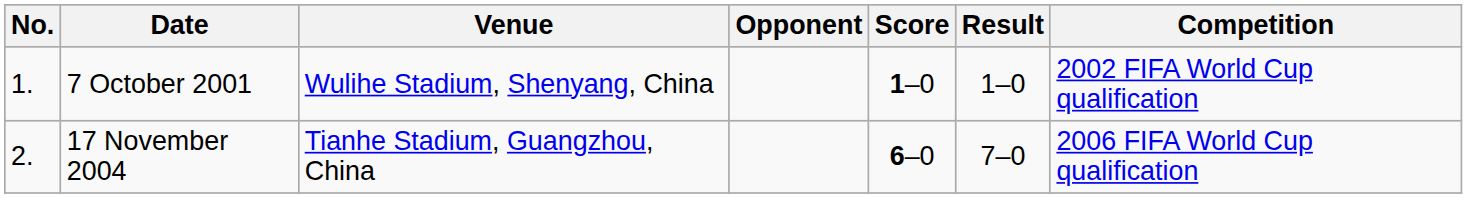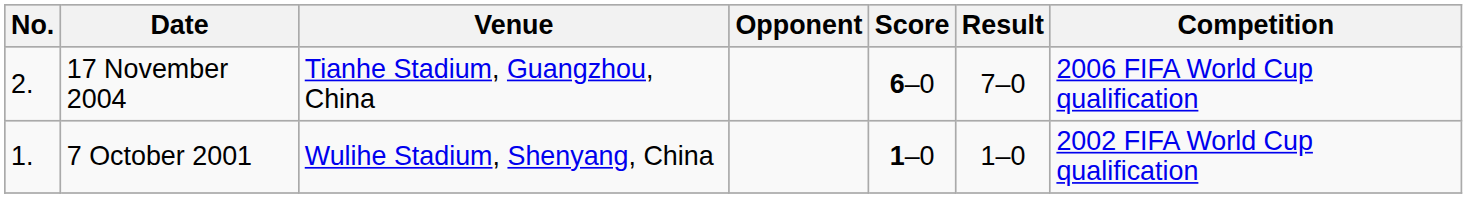rows swapped: (159, 83) <-> (147, 156)
